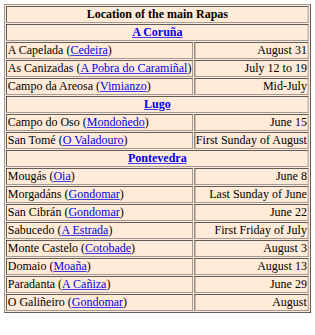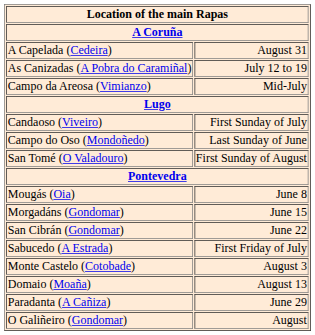+ row: (55, 122)
(288, 122) June 15 -> (258, 140) Last Sunday of June
(258, 194) Last Sunday of June -> (288, 212) June 15
